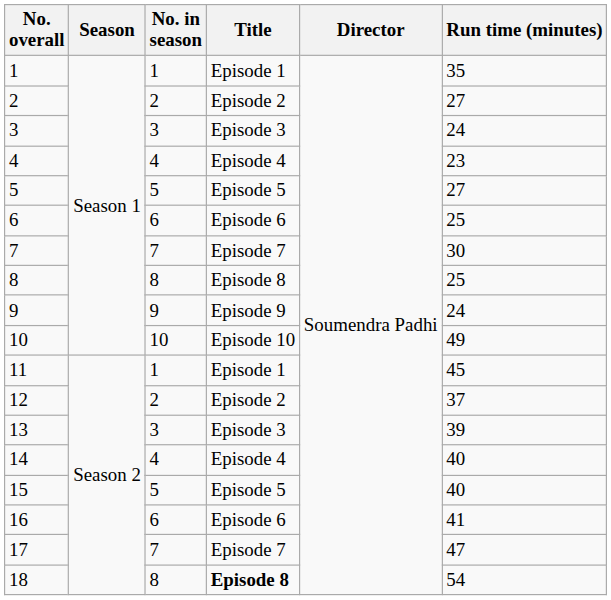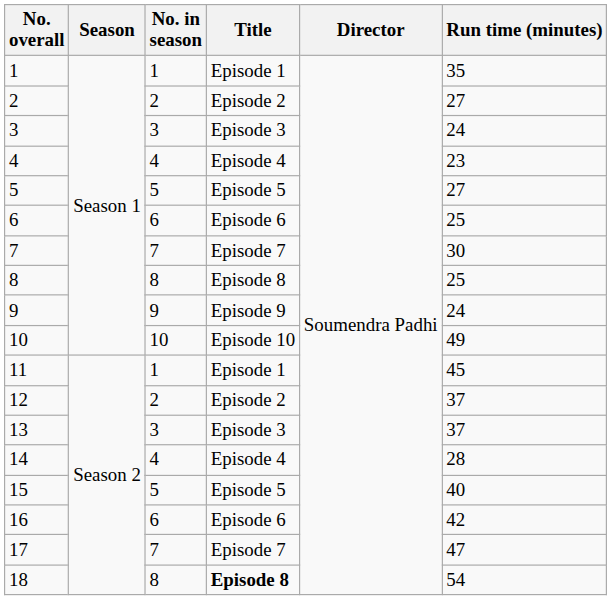(456, 429) 39 -> (456, 429) 37
(456, 459) 40 -> (456, 459) 28
(456, 519) 41 -> (456, 519) 42
